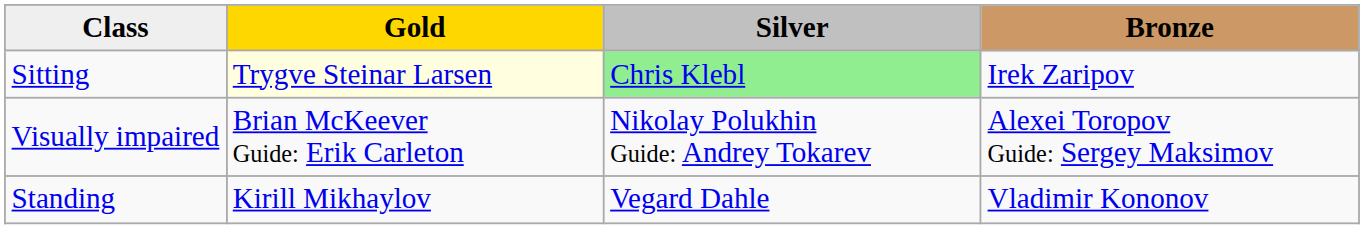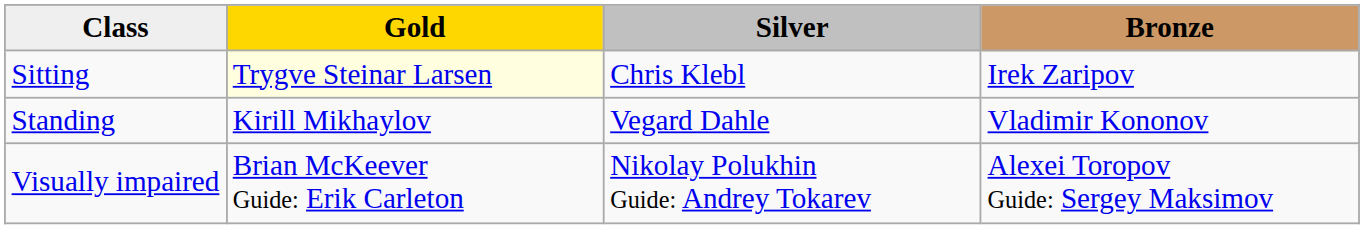(678, 73) lightgreen background -> (678, 73) no background
rows swapped: (63, 198) <-> (115, 136)
